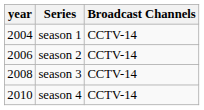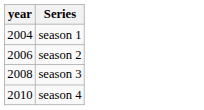- column: (142, 14)
